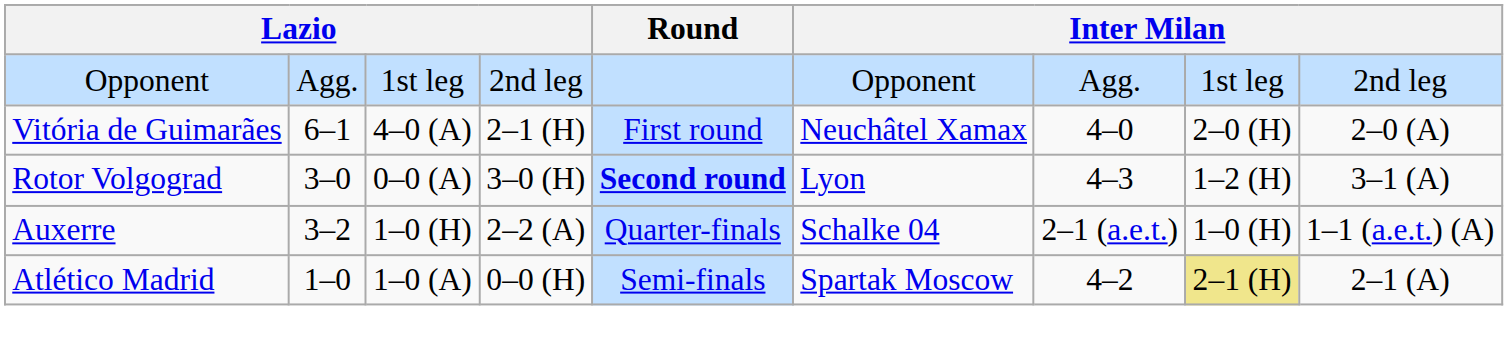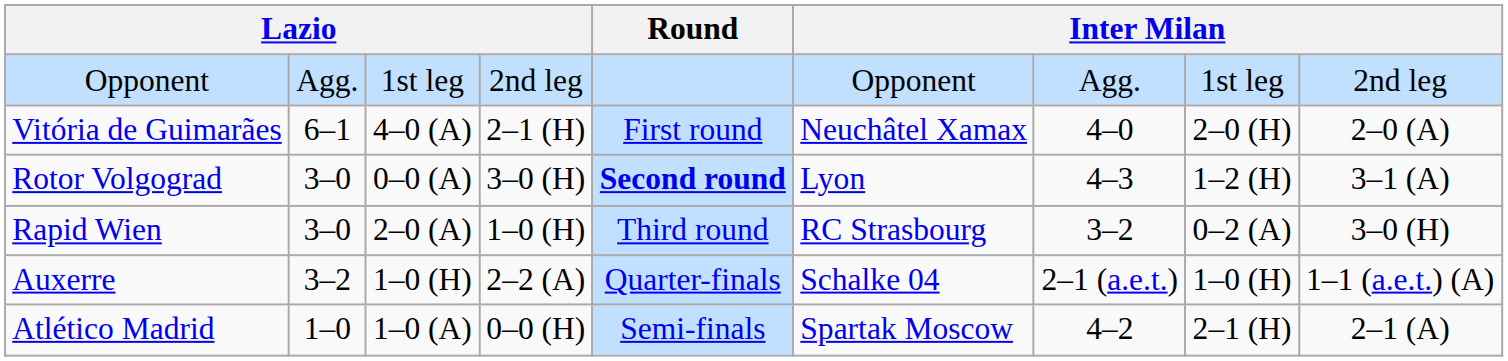+ row: (87, 229)
(1242, 279) khaki background -> (1242, 329) no background
